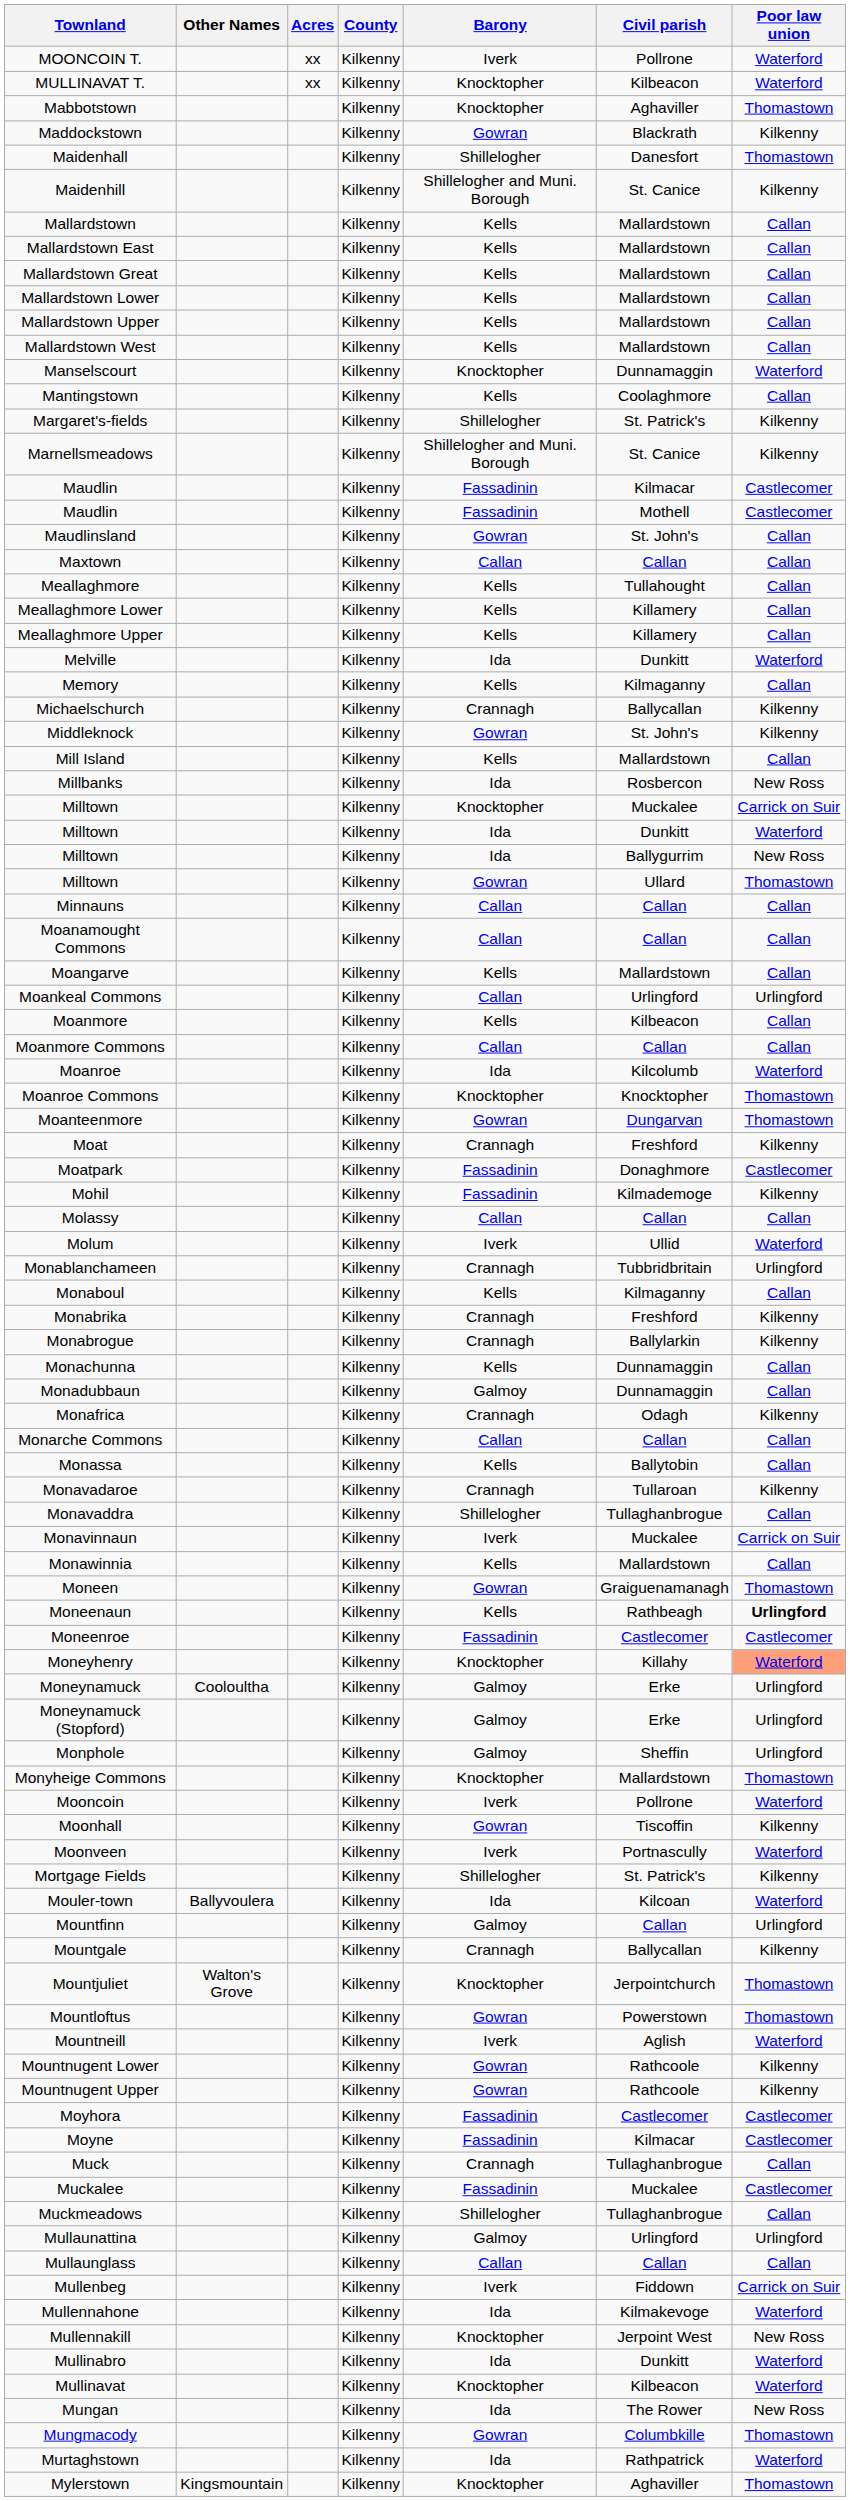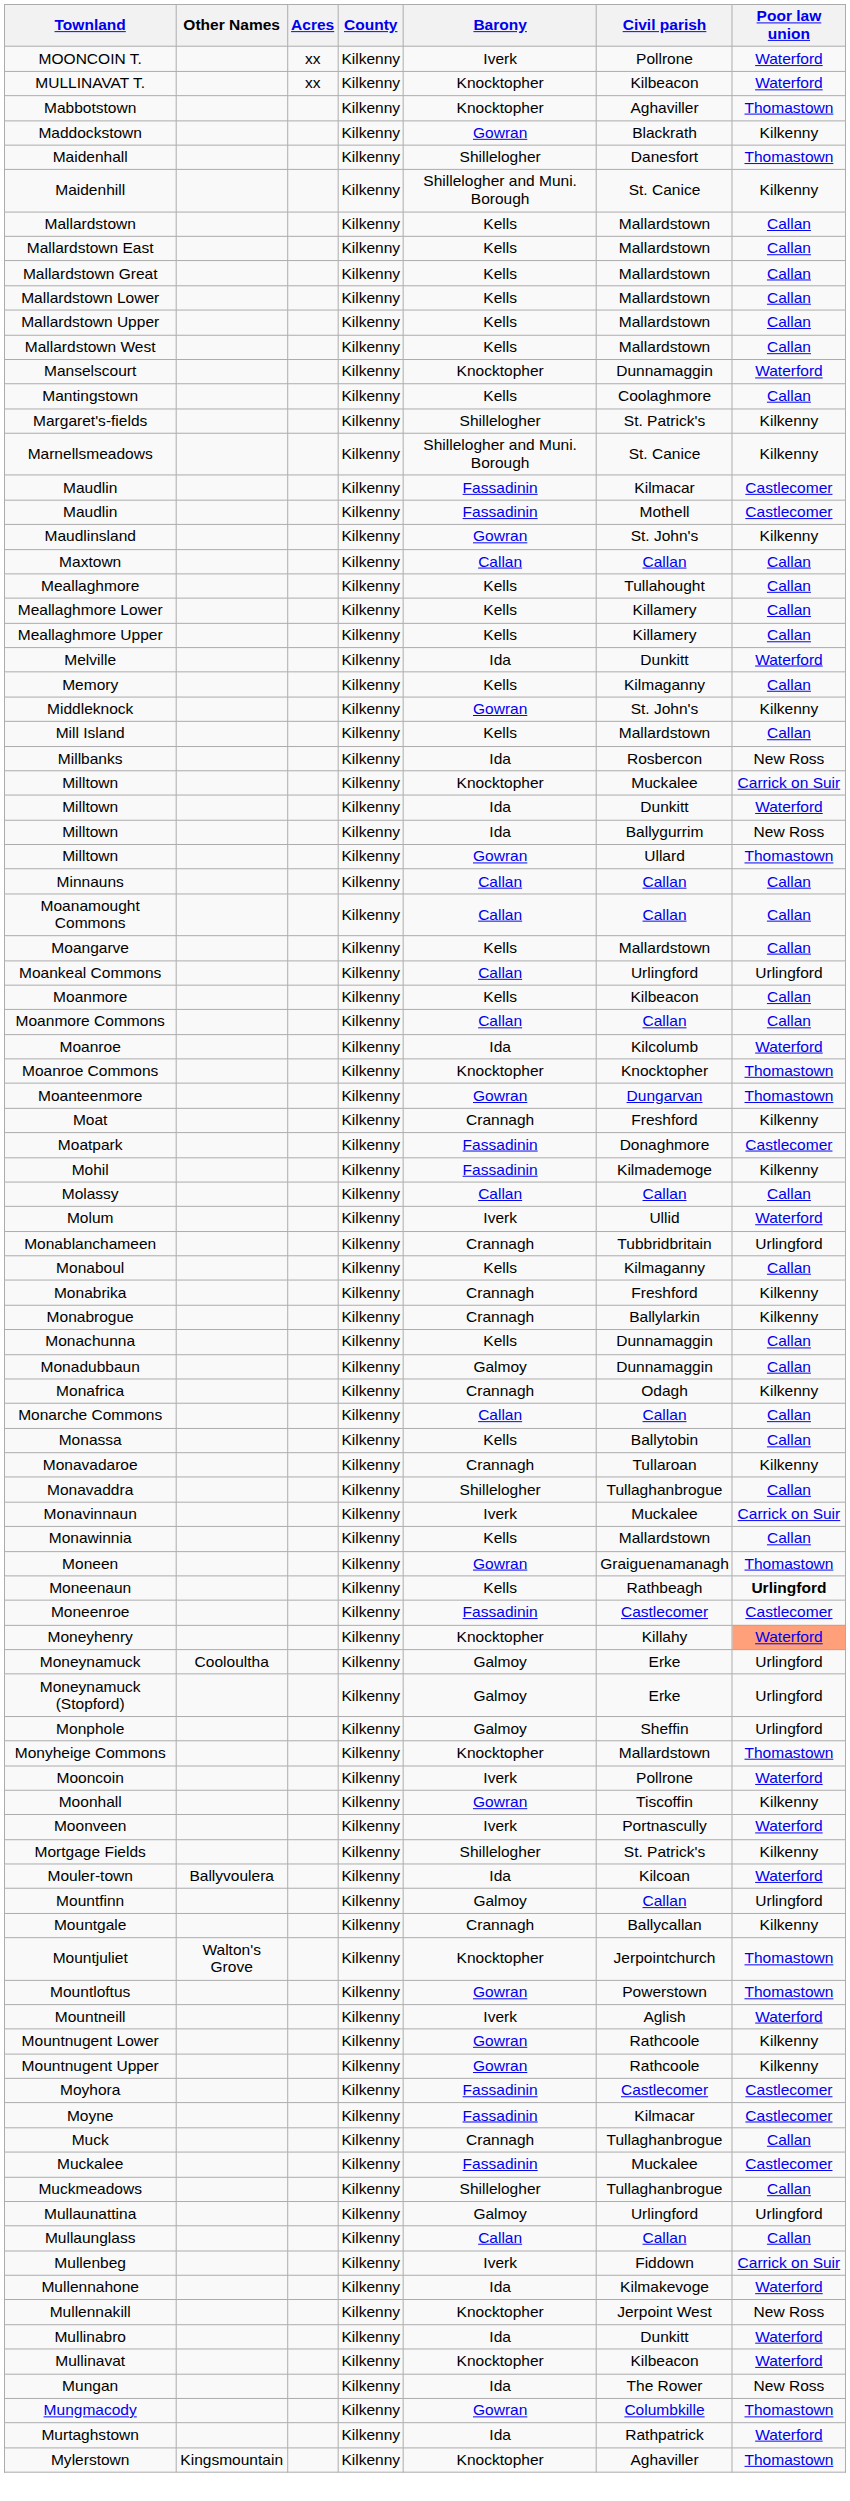(789, 536) Callan -> (789, 536) Kilkenny
- row: (90, 709)
